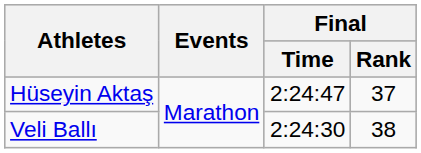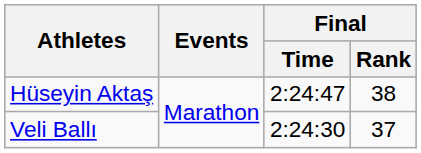(384, 94) 37 -> (384, 94) 38
(384, 130) 38 -> (384, 130) 37
